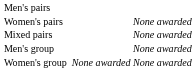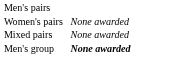(162, 49) normal -> (101, 49) bold
- row: (35, 63)
